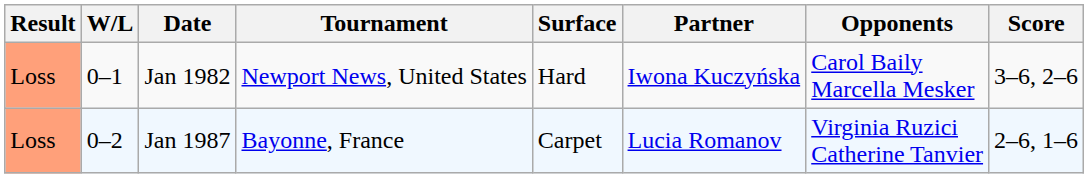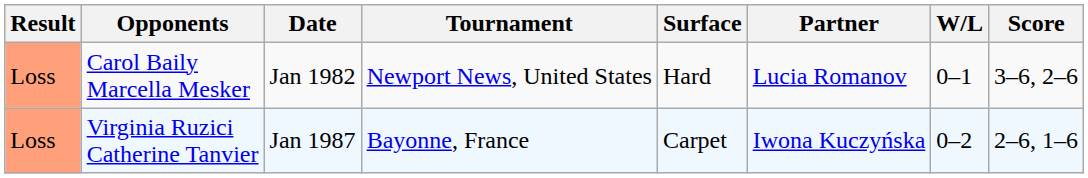columns swapped: (110, 23) <-> (897, 23)
(714, 75) Iwona Kuczyńska -> (830, 75) Lucia Romanov
(705, 140) Lucia Romanov -> (839, 140) Iwona Kuczyńska
